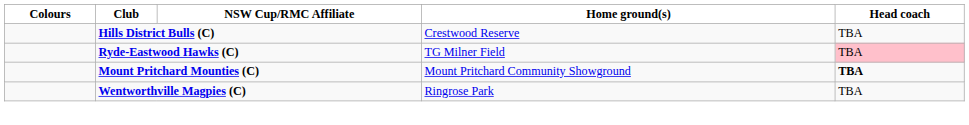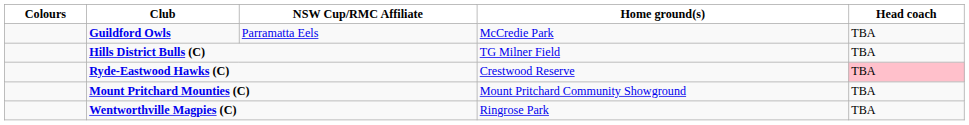+ row: (130, 33)
(472, 33) Crestwood Reserve -> (520, 52) TG Milner Field
(465, 52) TG Milner Field -> (527, 71) Crestwood Reserve
(851, 71) bold -> (863, 91) normal
